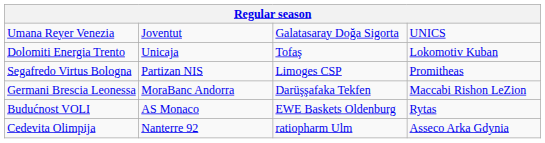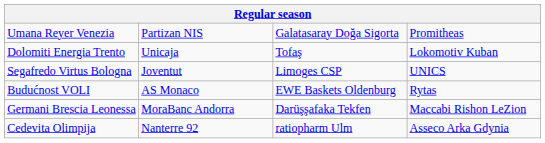(162, 33) Joventut -> (172, 33) Partizan NIS
(428, 33) UNICS -> (437, 33) Promitheas
(172, 71) Partizan NIS -> (162, 71) Joventut
(437, 71) Promitheas -> (428, 71) UNICS
rows swapped: (71, 90) <-> (49, 109)
